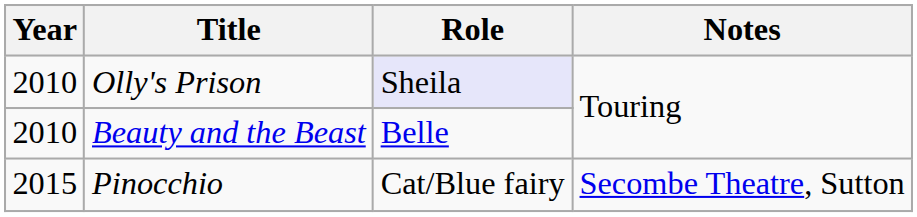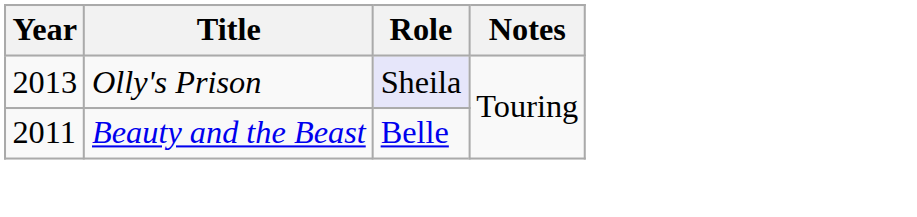(45, 81) 2010 -> (45, 81) 2013
(45, 132) 2010 -> (44, 132) 2011
- row: (158, 183)
